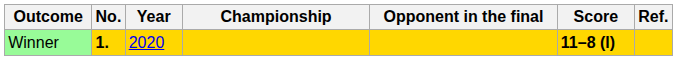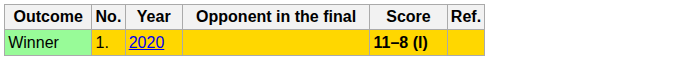- column: (276, 17)
(102, 42) bold -> (102, 42) normal
